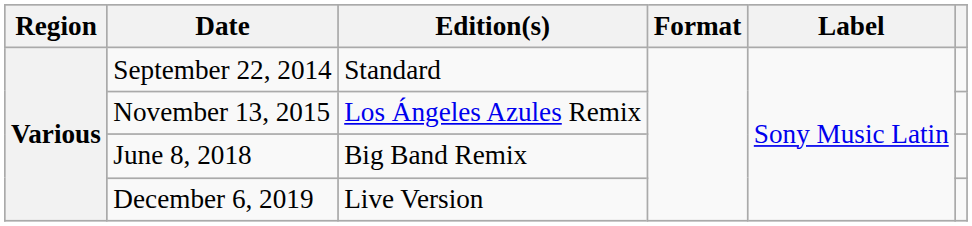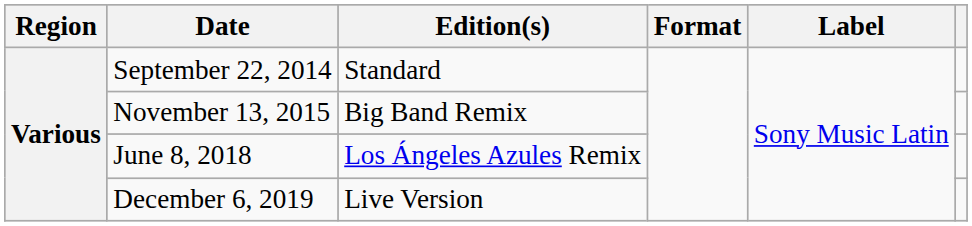(493, 112) Los Ángeles Azules Remix -> (436, 112) Big Band Remix
(436, 155) Big Band Remix -> (493, 155) Los Ángeles Azules Remix
